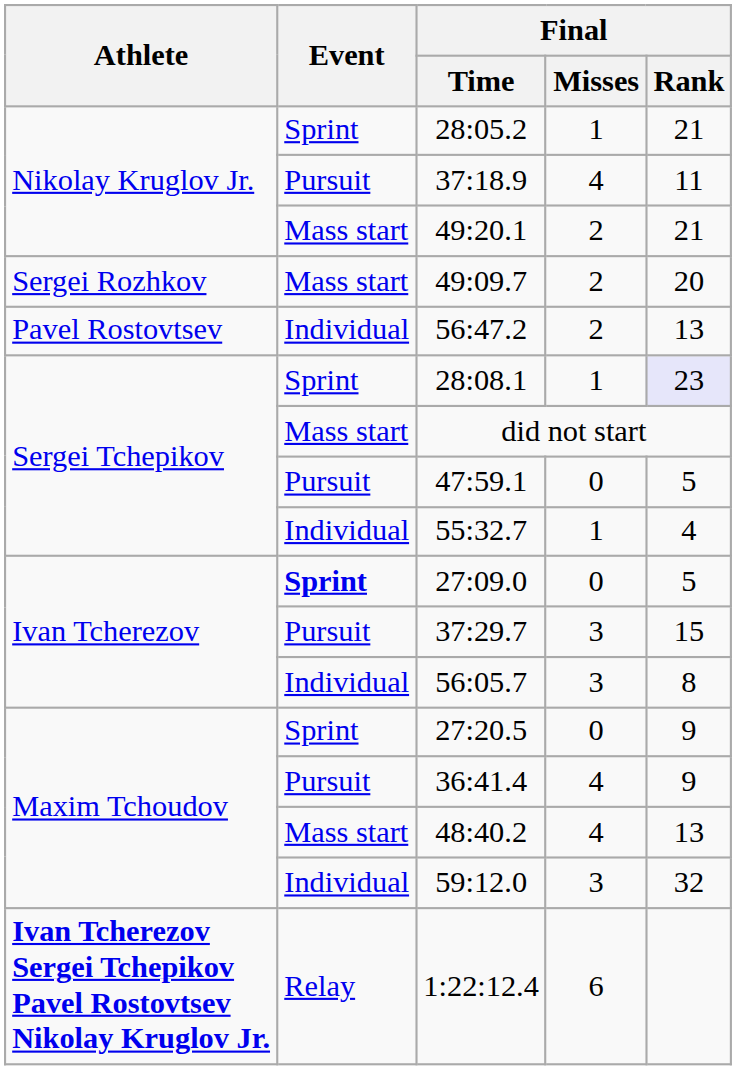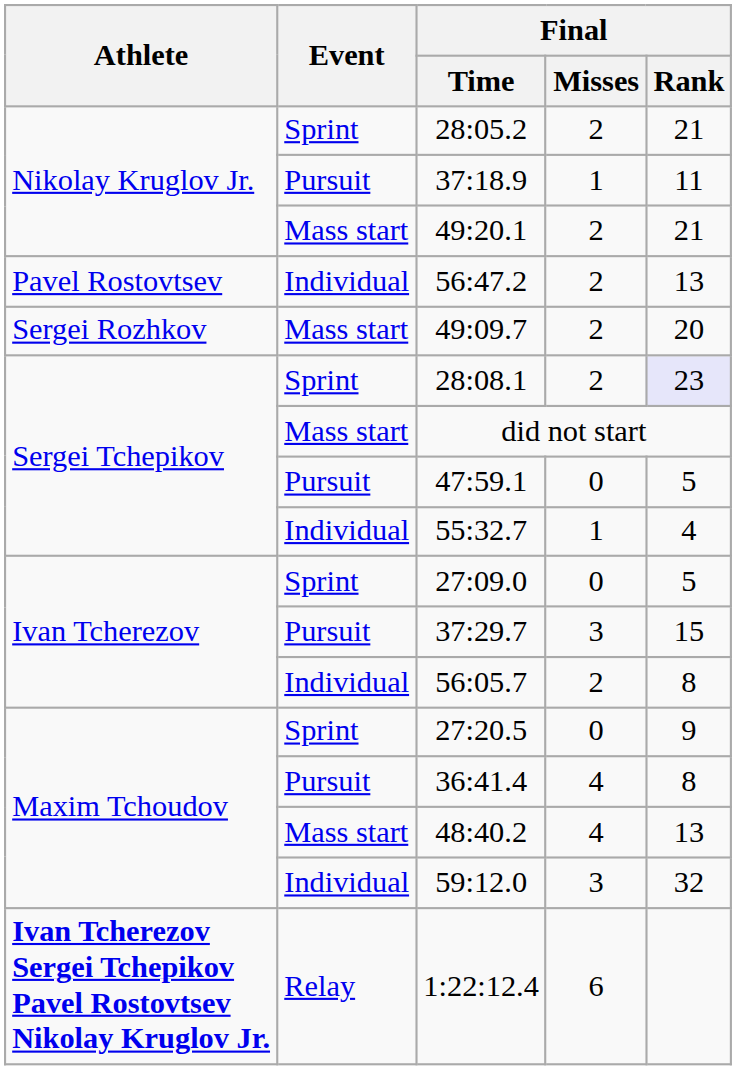(596, 130) 1 -> (596, 130) 2
(596, 180) 4 -> (596, 180) 1
rows swapped: (481, 330) <-> (481, 280)
(596, 380) 1 -> (596, 380) 2
(326, 581) bold -> (321, 581) normal
(596, 681) 3 -> (596, 681) 2
(689, 781) 9 -> (689, 781) 8
